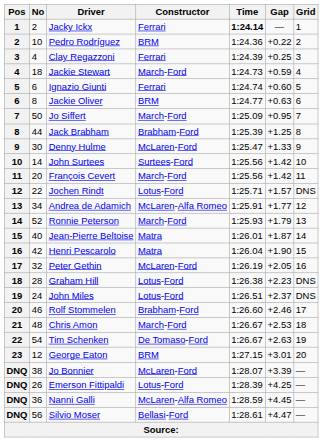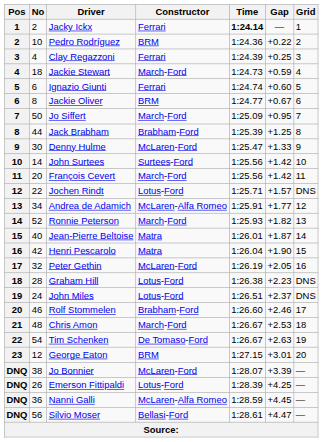(280, 101) +0.63 -> (280, 101) +0.67
(280, 221) +1.79 -> (280, 221) +1.82
